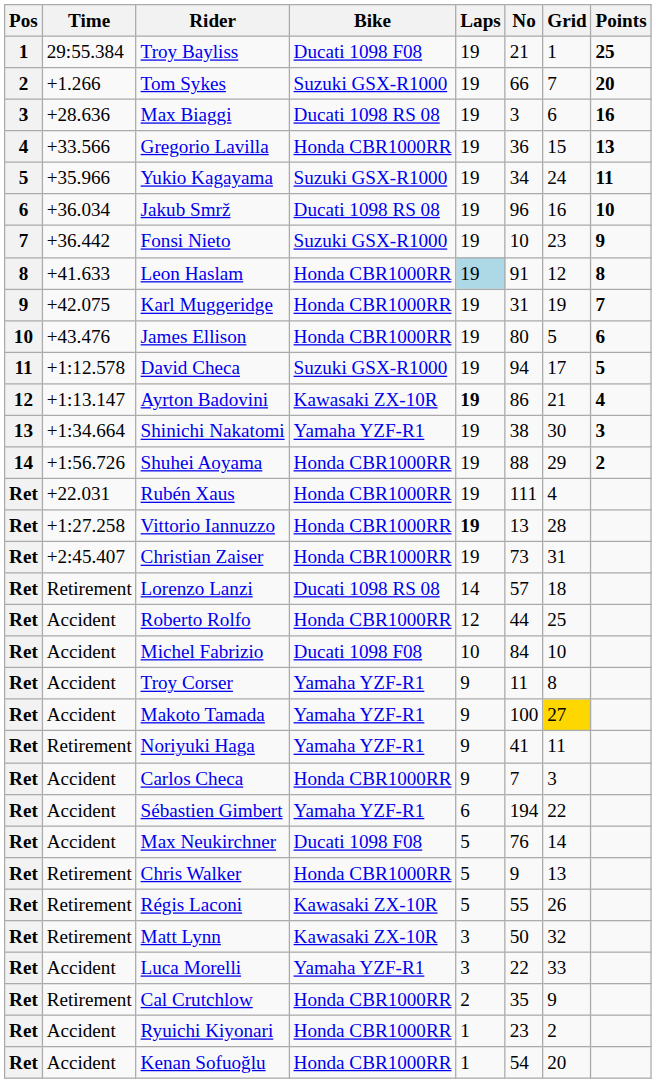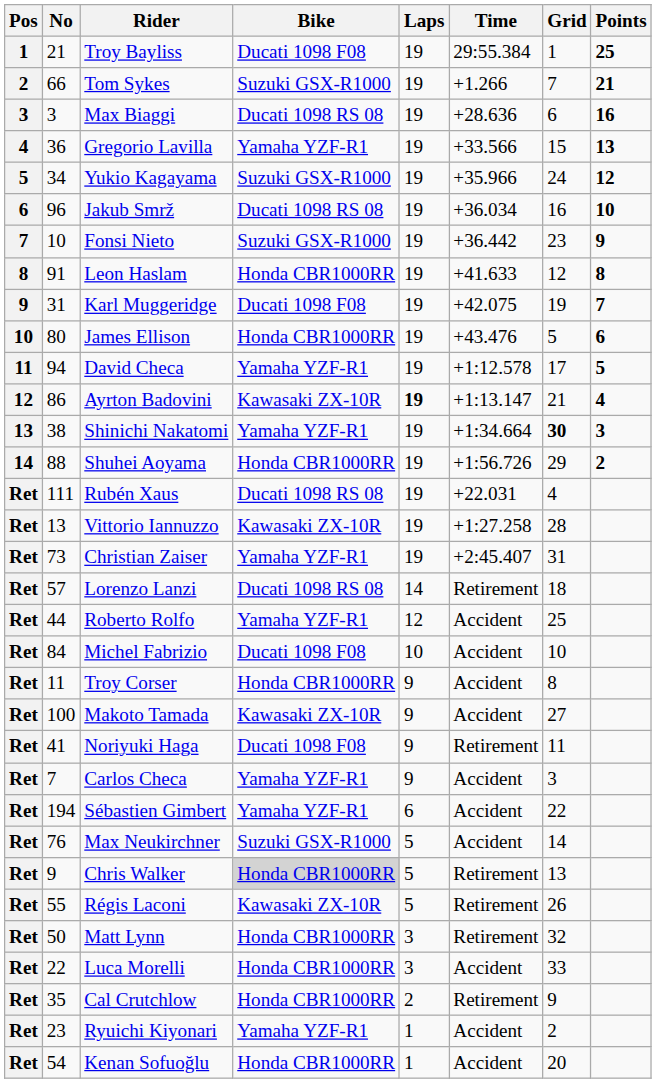columns swapped: (524, 20) <-> (89, 20)
(605, 83) 20 -> (605, 83) 21
(373, 146) Honda CBR1000RR -> (303, 146) Yamaha YZF-R1
(605, 178) 11 -> (605, 178) 12
(470, 273) lightblue background -> (414, 273) no background
(373, 304) Honda CBR1000RR -> (302, 304) Ducati 1098 F08
(370, 367) Suzuki GSX-R1000 -> (303, 367) Yamaha YZF-R1
(557, 431) normal -> (557, 431) bold
(373, 494) Honda CBR1000RR -> (310, 494) Ducati 1098 RS 08
(373, 525) Honda CBR1000RR -> (309, 525) Kawasaki ZX-10R
(470, 525) bold -> (414, 525) normal
(373, 557) Honda CBR1000RR -> (303, 557) Yamaha YZF-R1
(373, 620) Honda CBR1000RR -> (303, 620) Yamaha YZF-R1
(359, 683) Yamaha YZF-R1 -> (316, 683) Honda CBR1000RR
(359, 715) Yamaha YZF-R1 -> (309, 715) Kawasaki ZX-10R
(557, 715) gold background -> (557, 715) no background
(359, 746) Yamaha YZF-R1 -> (302, 746) Ducati 1098 F08
(373, 778) Honda CBR1000RR -> (303, 778) Yamaha YZF-R1
(358, 841) Ducati 1098 F08 -> (314, 841) Suzuki GSX-R1000
(373, 873) no background -> (316, 873) lightgrey background
(366, 936) Kawasaki ZX-10R -> (316, 936) Honda CBR1000RR
(359, 967) Yamaha YZF-R1 -> (316, 967) Honda CBR1000RR
(373, 1030) Honda CBR1000RR -> (303, 1030) Yamaha YZF-R1
